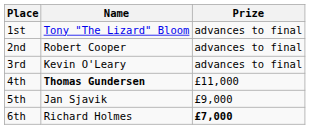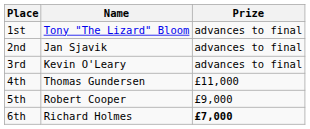(85, 47) Robert Cooper -> (75, 47) Jan Sjavik
(94, 82) bold -> (94, 82) normal
(75, 99) Jan Sjavik -> (85, 99) Robert Cooper
